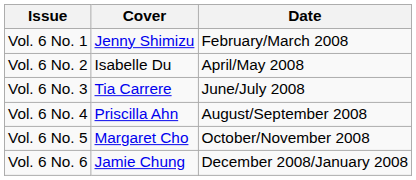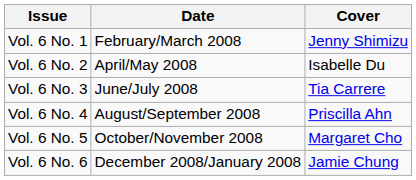columns swapped: (305, 16) <-> (144, 16)
